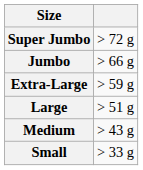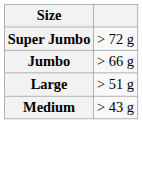- row: (49, 84)
- row: (49, 152)
